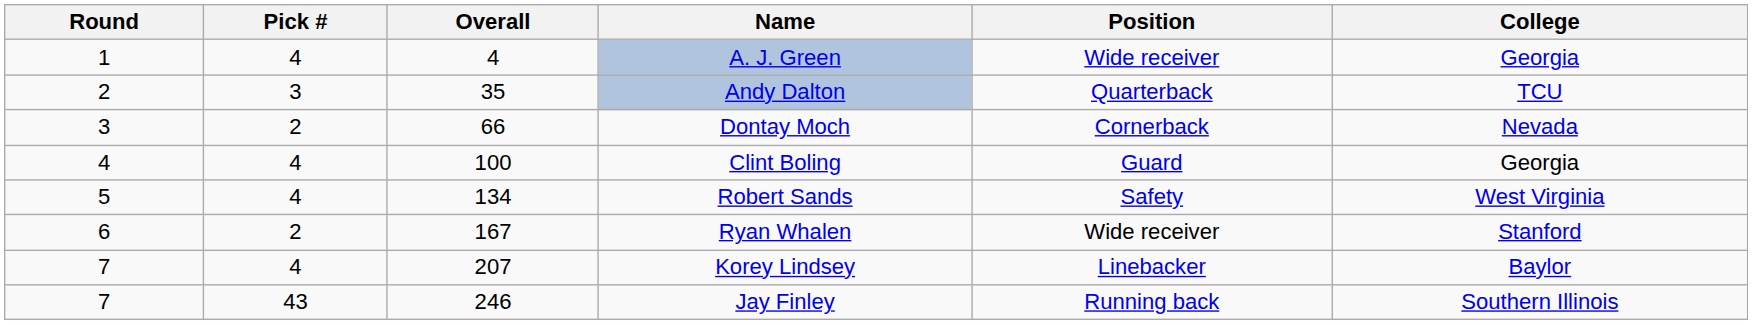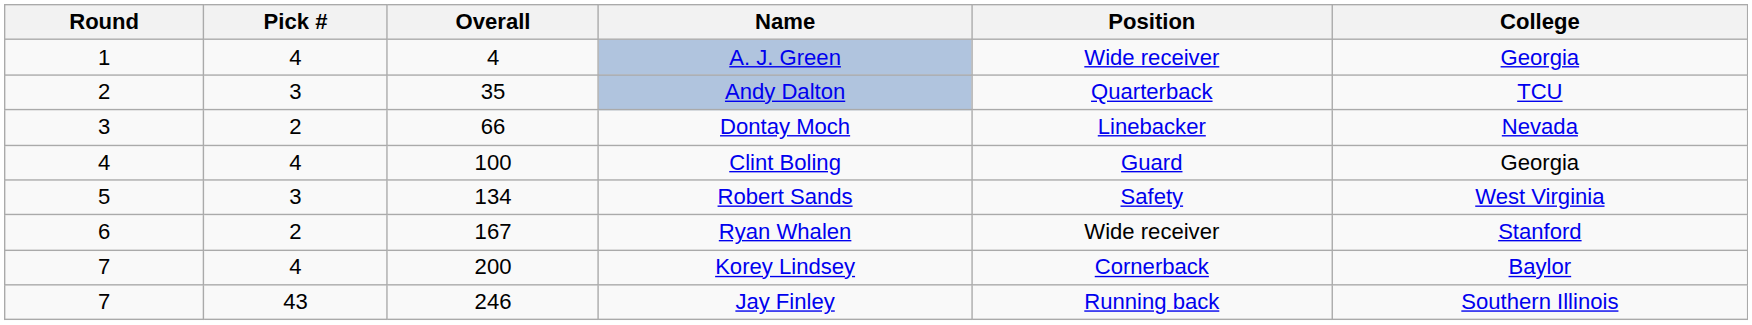(1152, 127) Cornerback -> (1152, 127) Linebacker
(296, 197) 4 -> (296, 197) 3
(493, 267) 207 -> (493, 267) 200
(1152, 267) Linebacker -> (1152, 267) Cornerback
